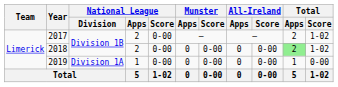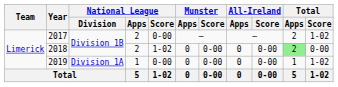(162, 50) 0-00 -> (162, 50) 1-02
(319, 50) 1-02 -> (319, 50) 0-00
(319, 62) 0-00 -> (319, 62) 1-02
